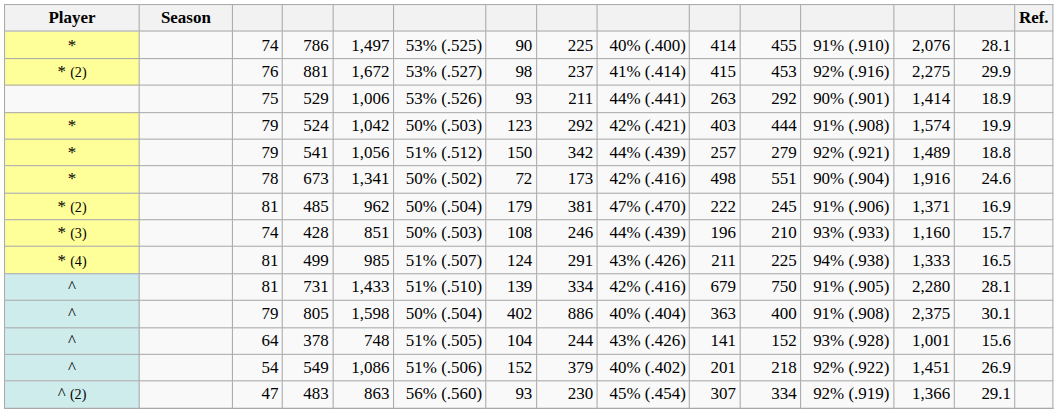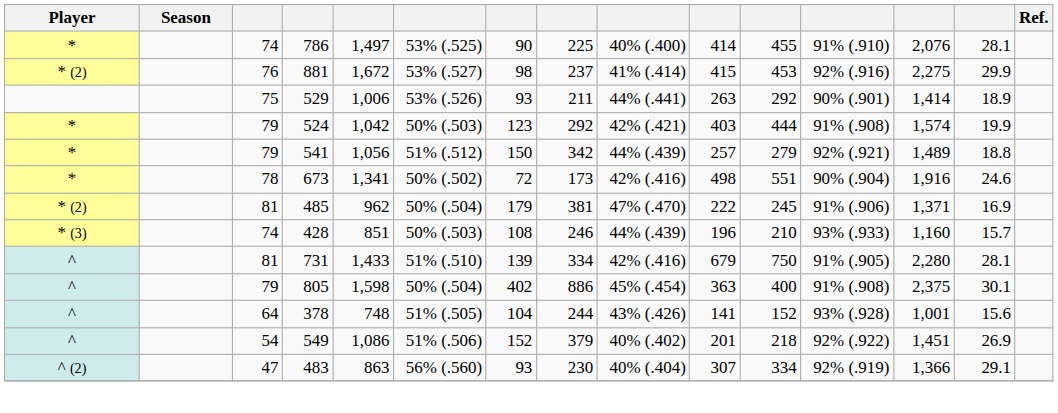- row: (316, 260)
(648, 313) 40% (.404) -> (648, 286) 45% (.454)
(648, 394) 45% (.454) -> (648, 367) 40% (.404)
